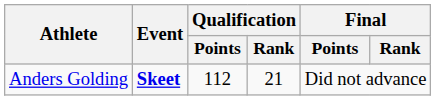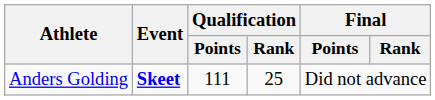(217, 79) 112 -> (217, 79) 111
(274, 79) 21 -> (274, 79) 25
